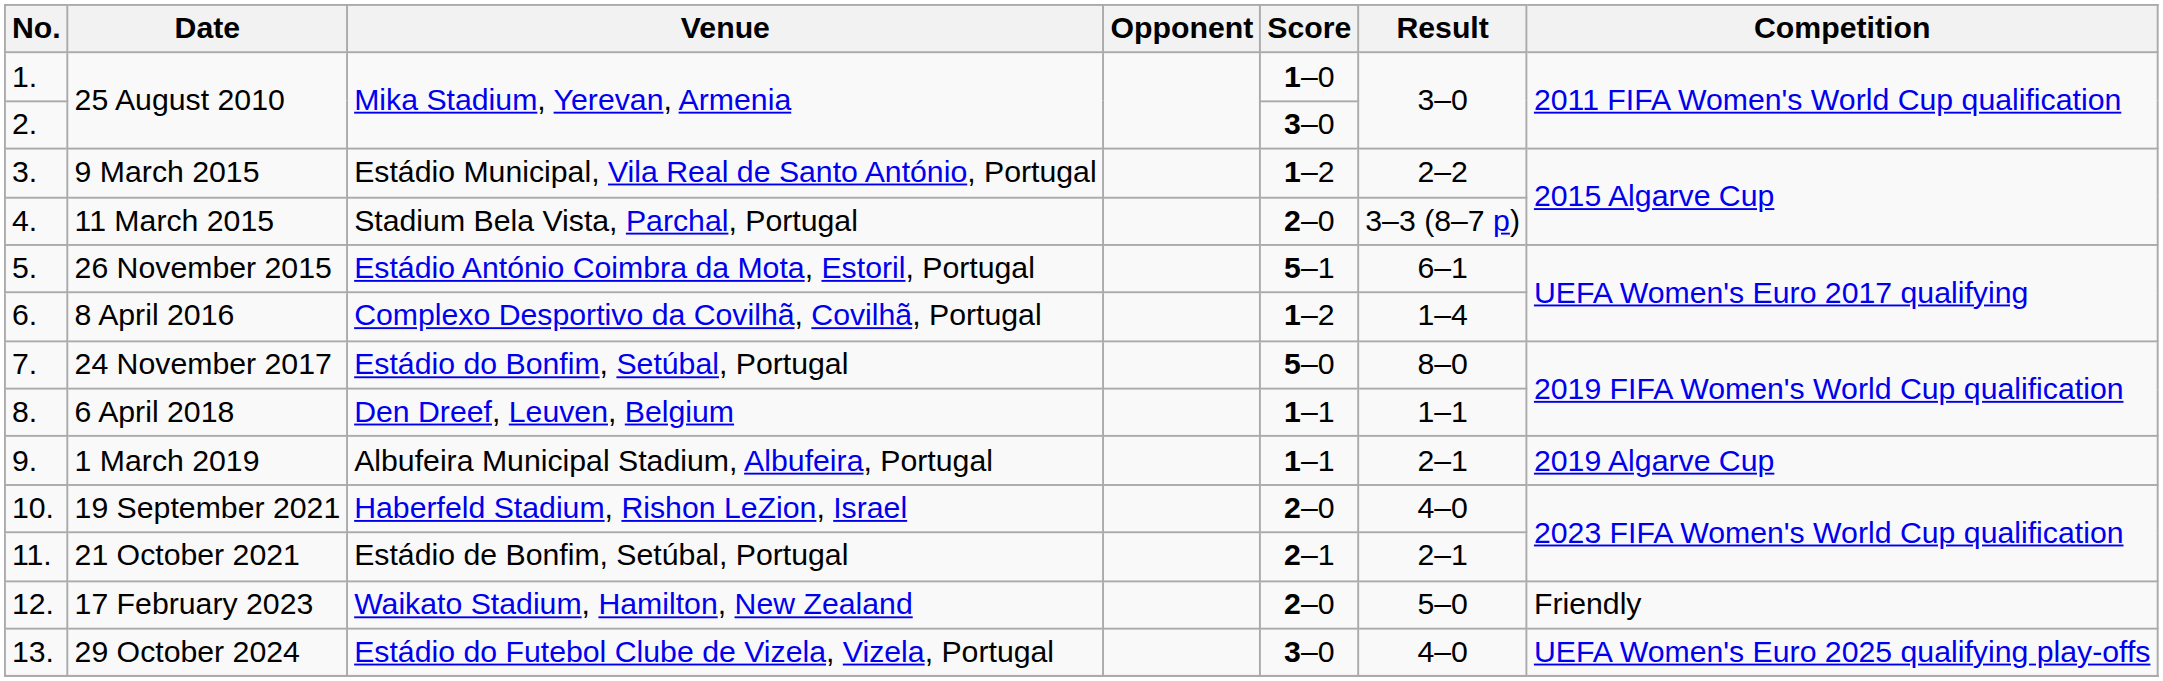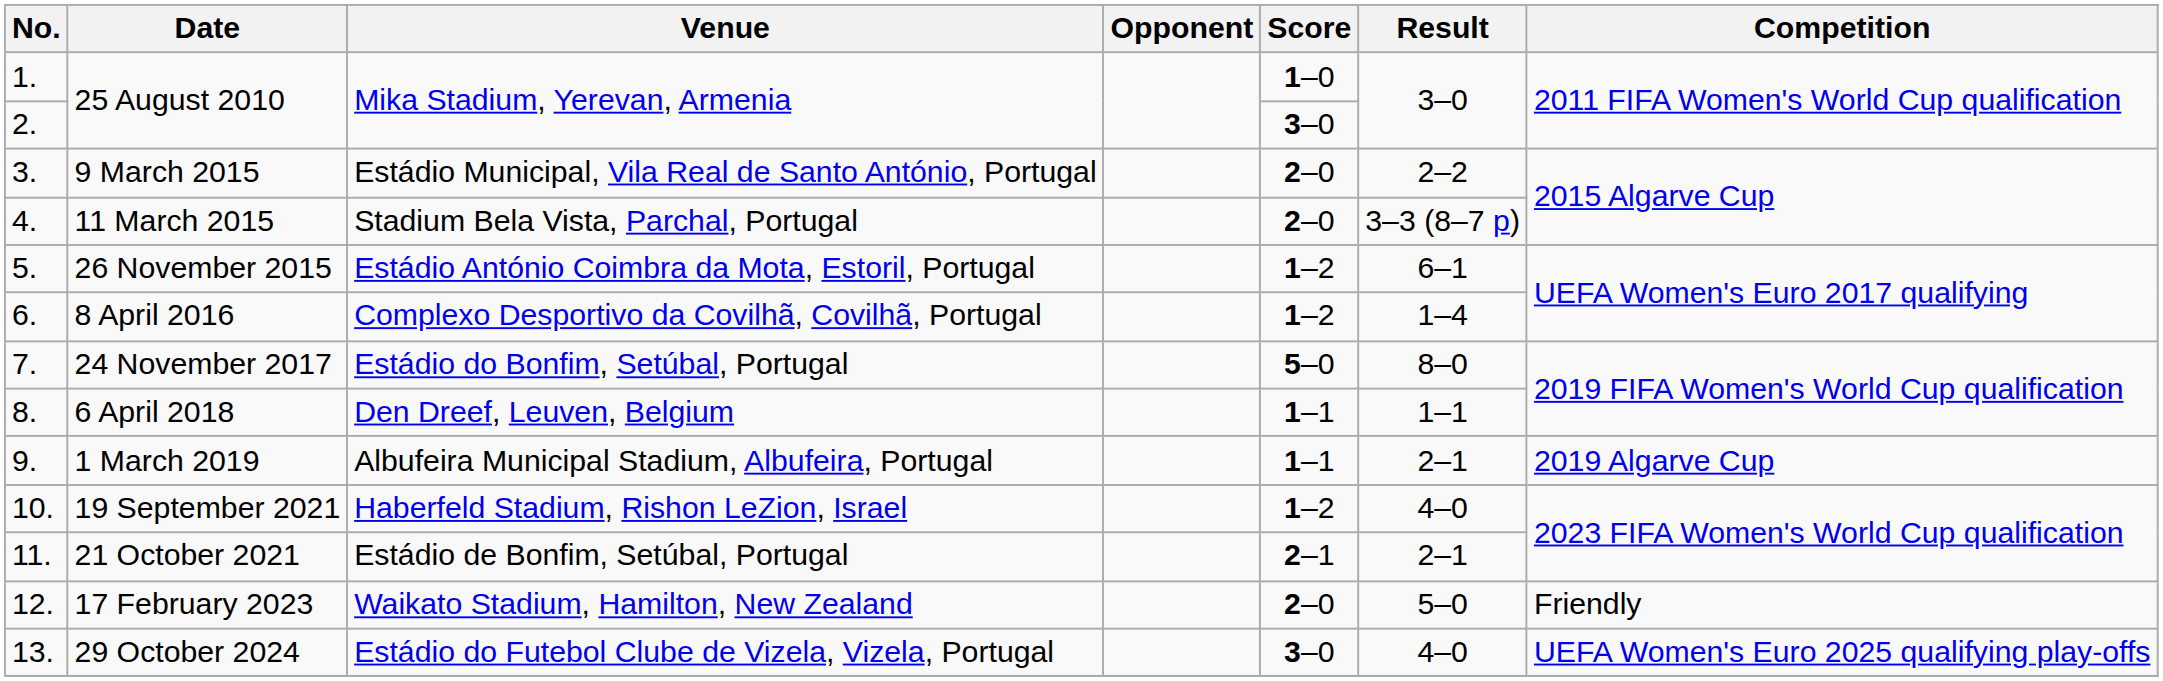(1309, 172) 1–2 -> (1309, 172) 2–0
(1309, 268) 5–1 -> (1309, 268) 1–2
(1309, 508) 2–0 -> (1309, 508) 1–2
